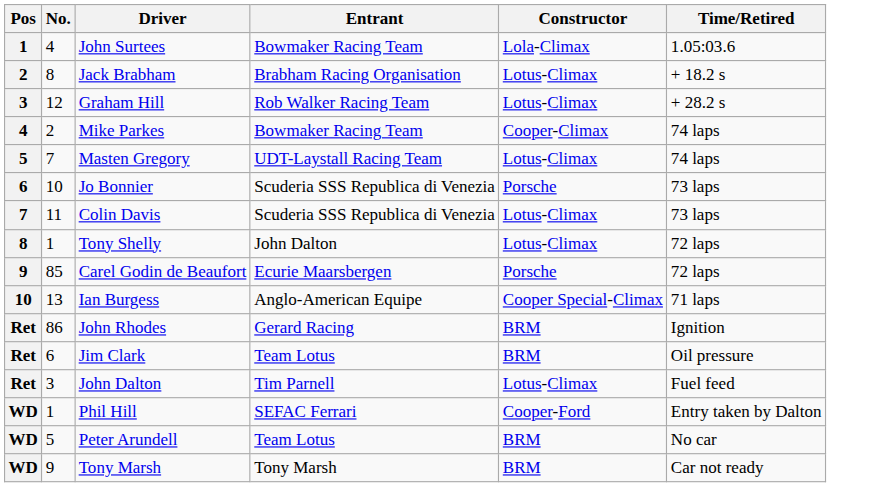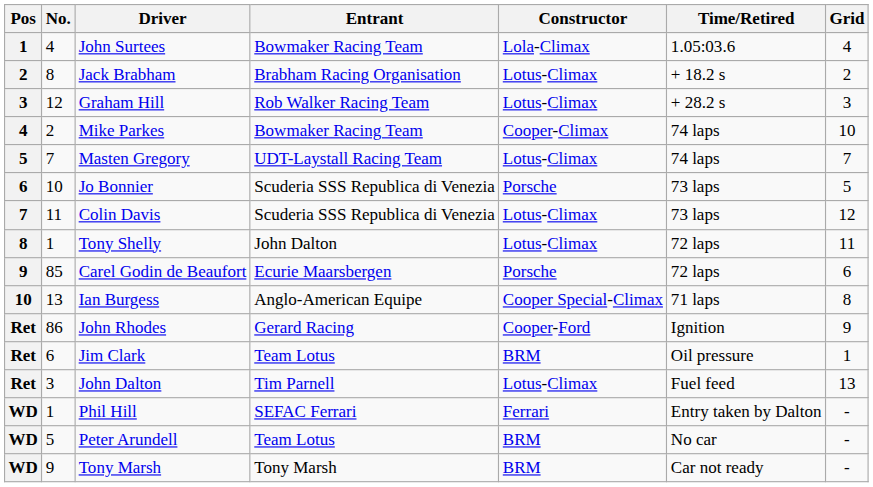+ column: (847, 18)
(522, 327) BRM -> (547, 327) Cooper-Ford
(547, 411) Cooper-Ford -> (526, 411) Ferrari
